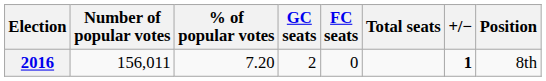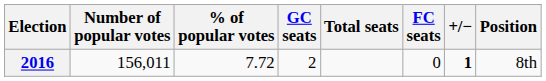columns swapped: (341, 27) <-> (403, 27)
(260, 62) 7.20 -> (260, 62) 7.72
